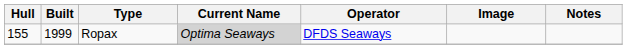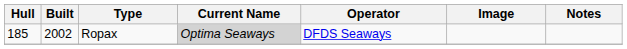(18, 34) 155 -> (18, 34) 185
(58, 34) 1999 -> (58, 34) 2002
